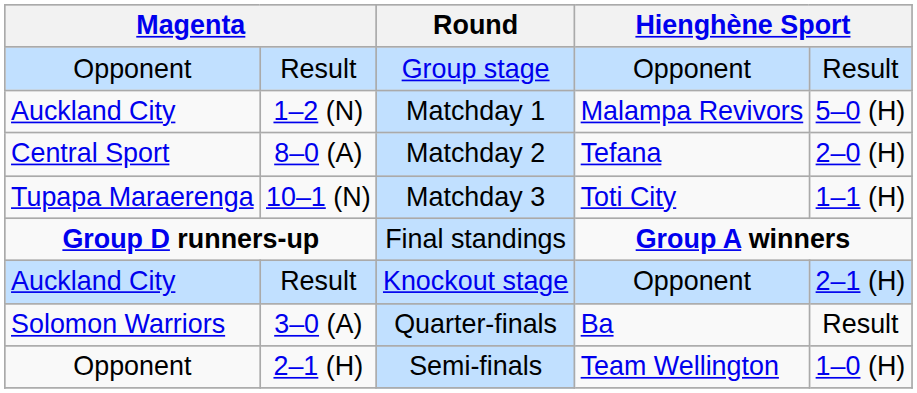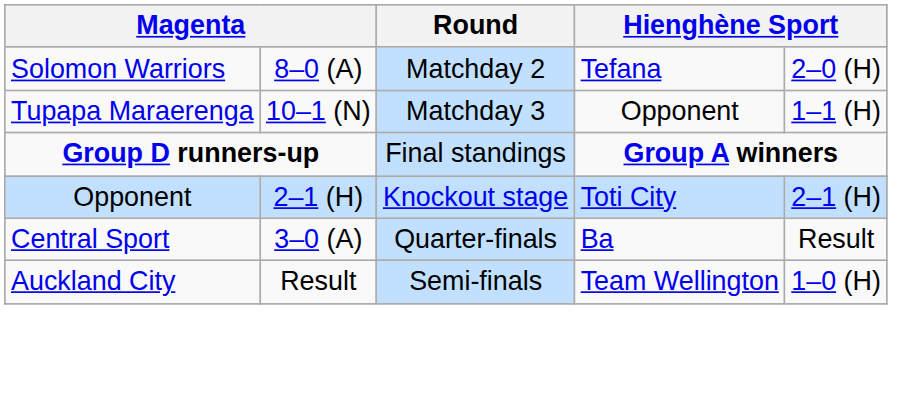- row: (476, 68)
- row: (476, 111)
(90, 153) Central Sport -> (118, 68) Solomon Warriors
(628, 196) Toti City -> (680, 111) Opponent
(93, 281) Auckland City -> (132, 196) Opponent
(318, 281) Result -> (318, 196) 2–1 (H)
(692, 281) Opponent -> (628, 196) Toti City
(118, 324) Solomon Warriors -> (90, 238) Central Sport
(132, 366) Opponent -> (93, 281) Auckland City
(318, 366) 2–1 (H) -> (318, 281) Result
